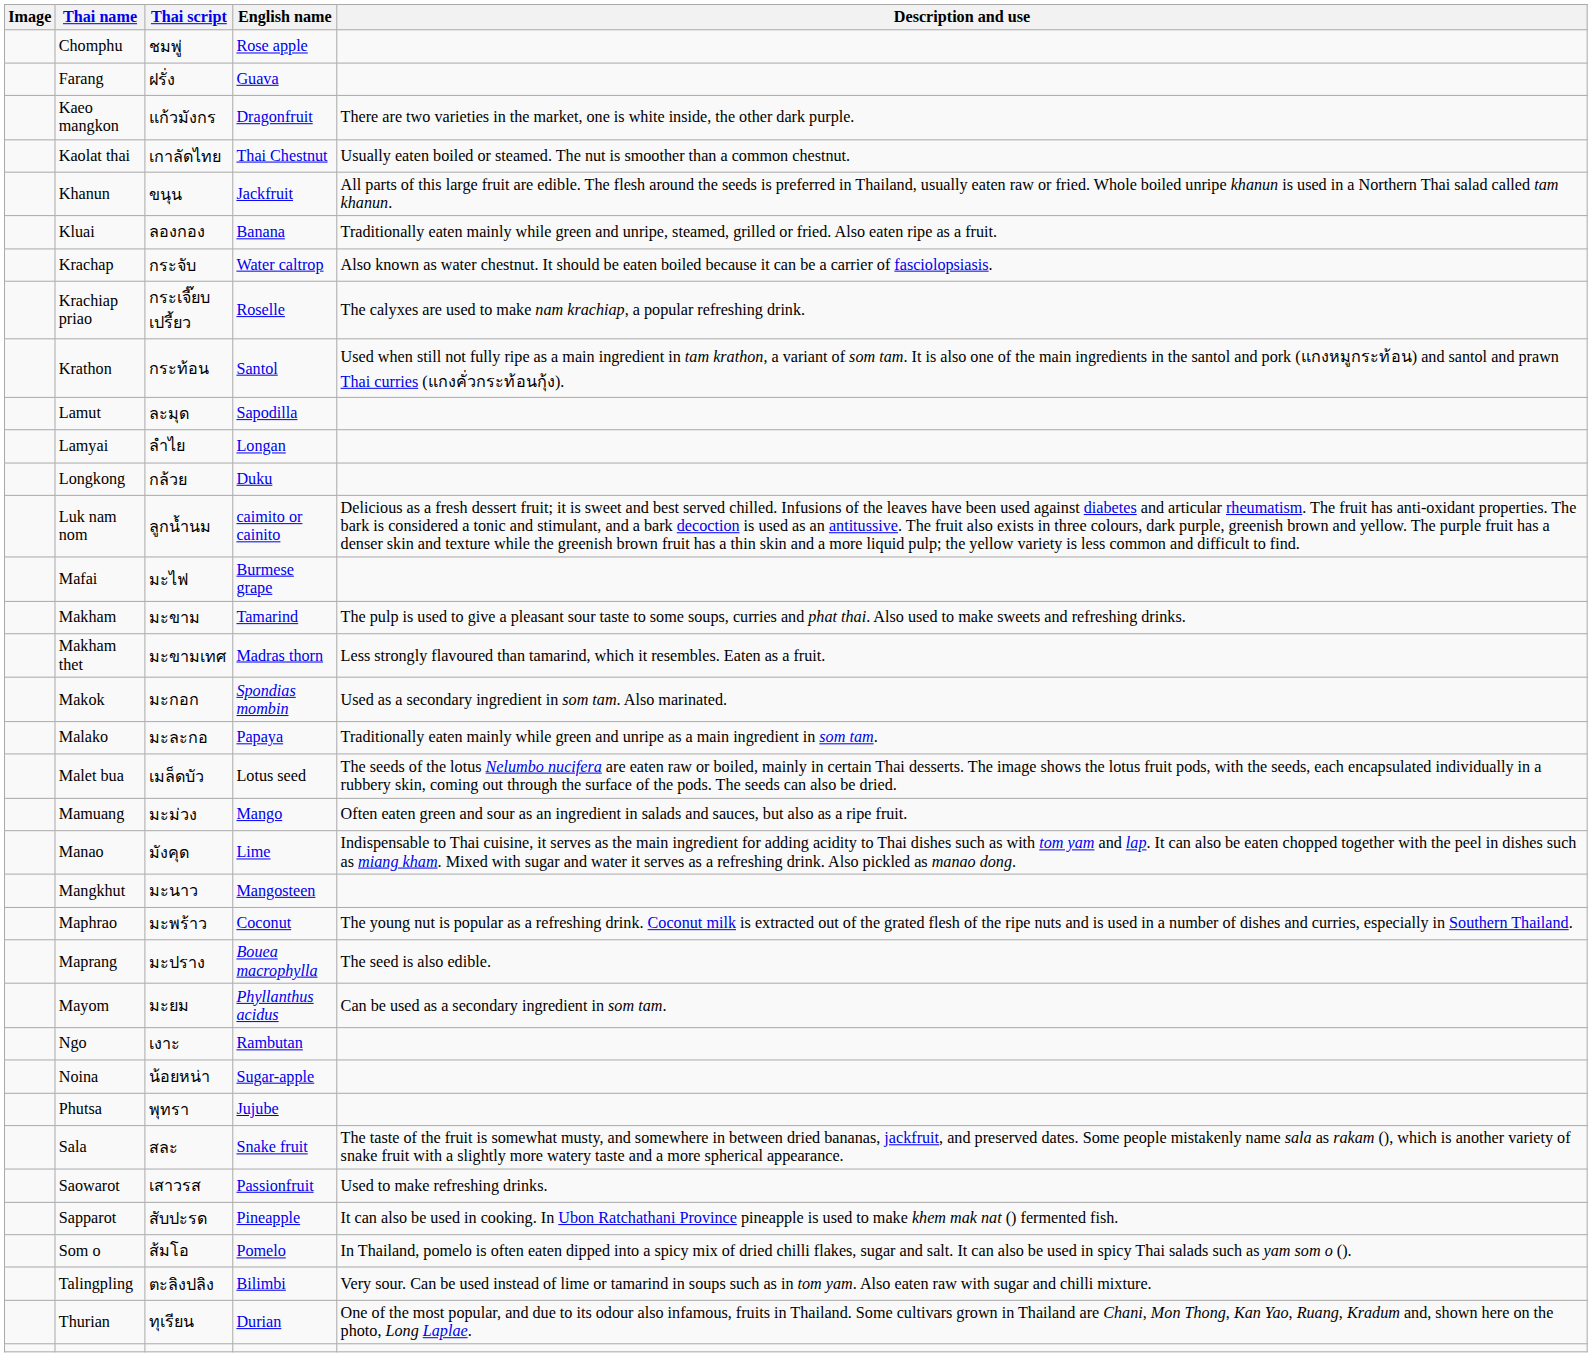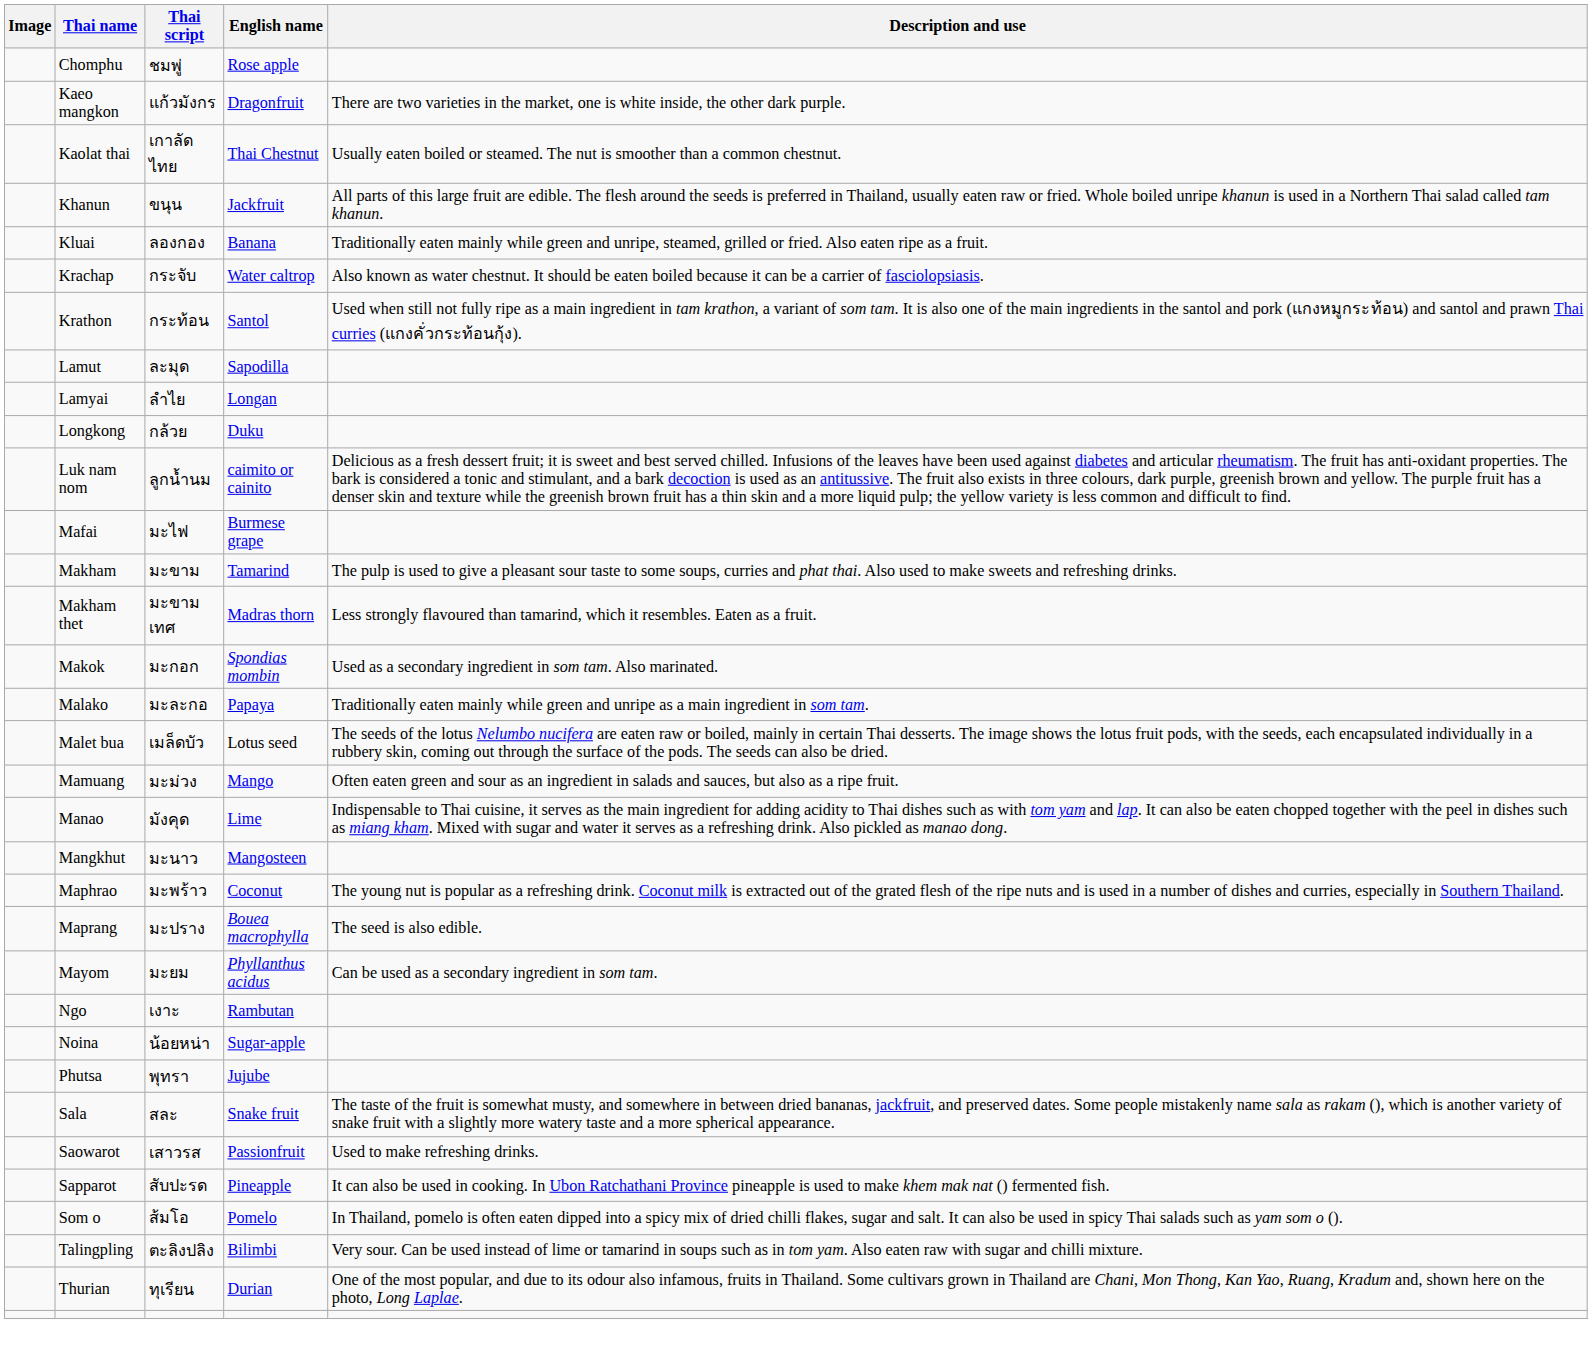- row: (81, 79)
- row: (88, 310)
